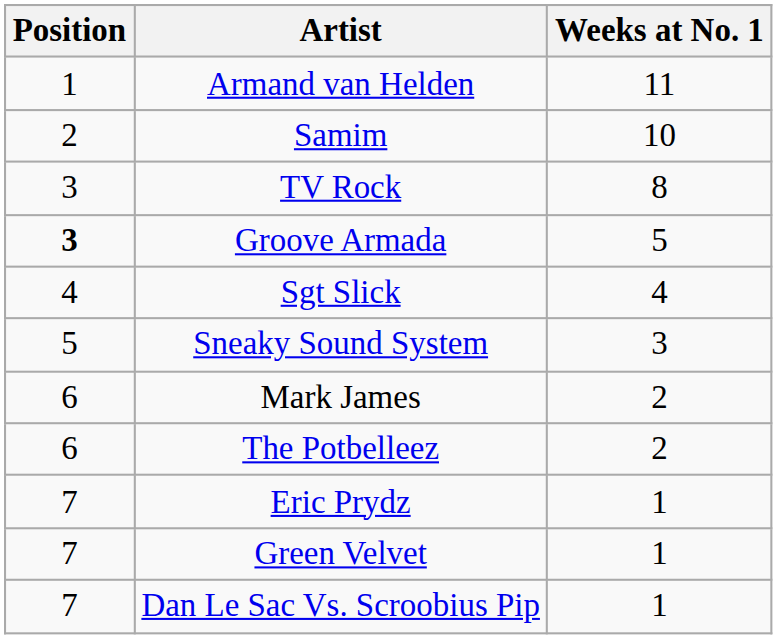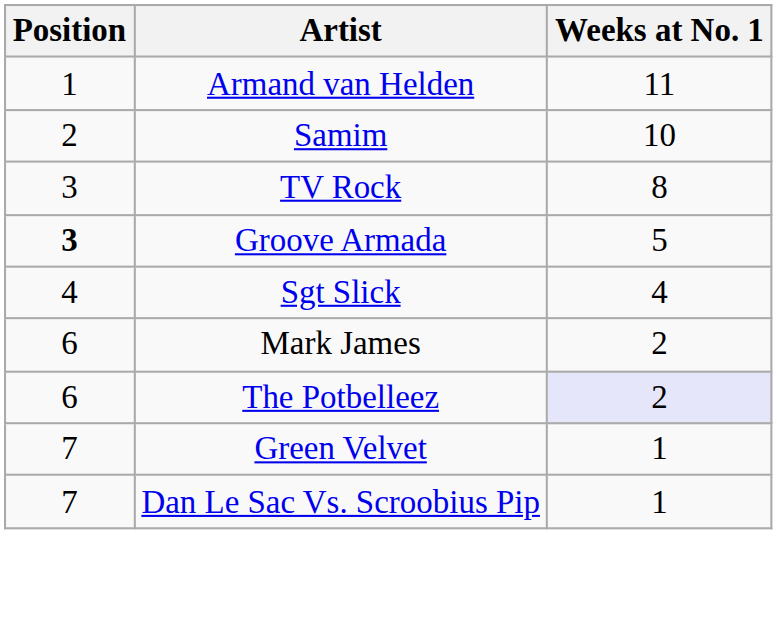- row: (341, 344)
(659, 448) no background -> (659, 396) lavender background
- row: (341, 501)
